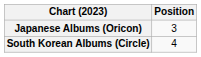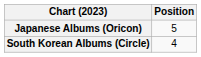(174, 28) 3 -> (174, 28) 5
